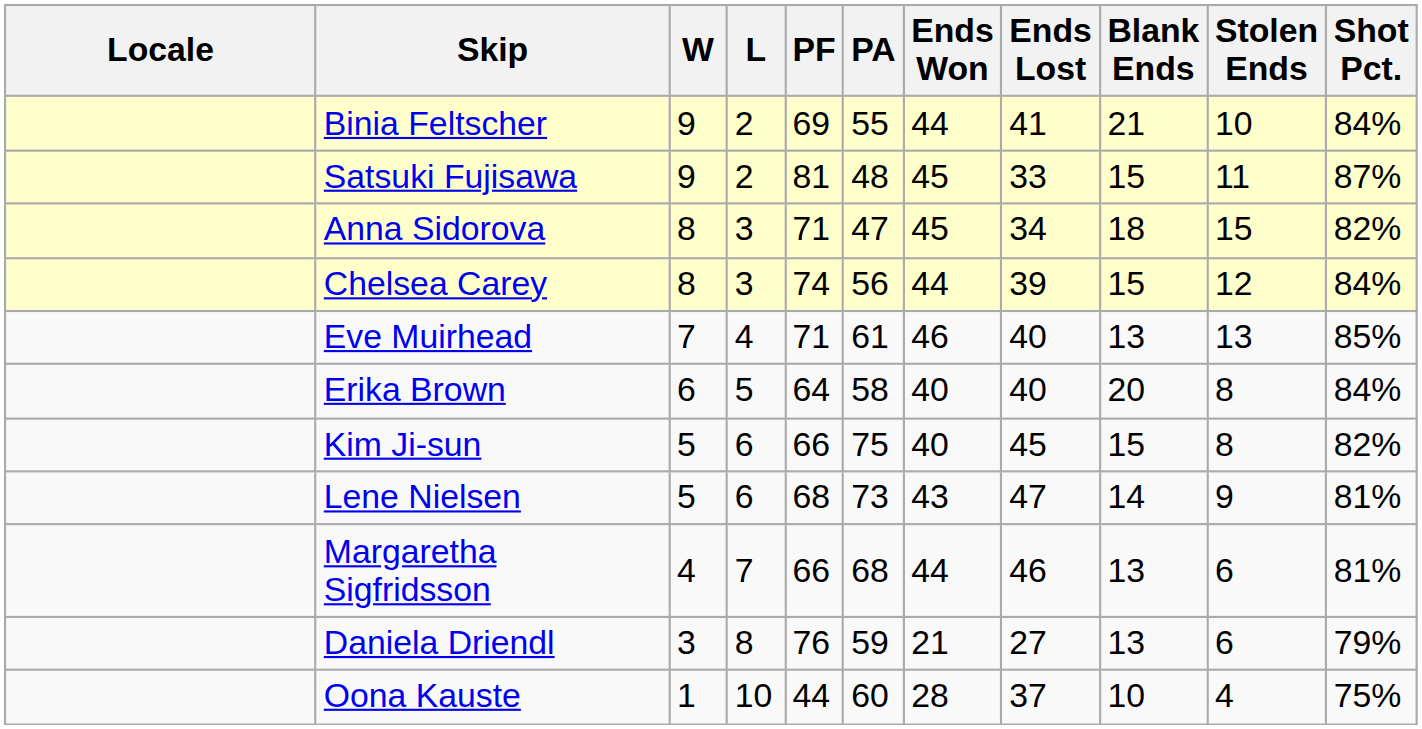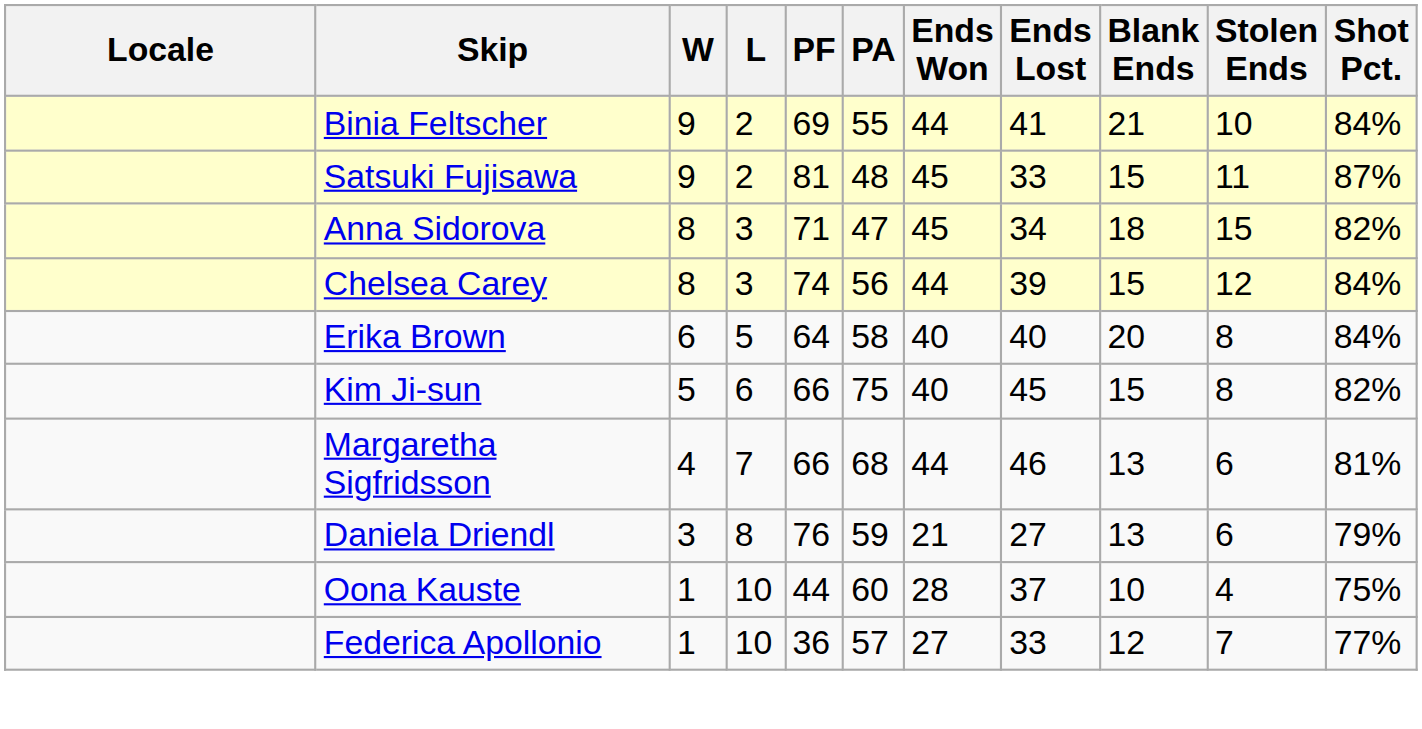- row: (428, 336)
- row: (422, 497)
+ row: (463, 642)
